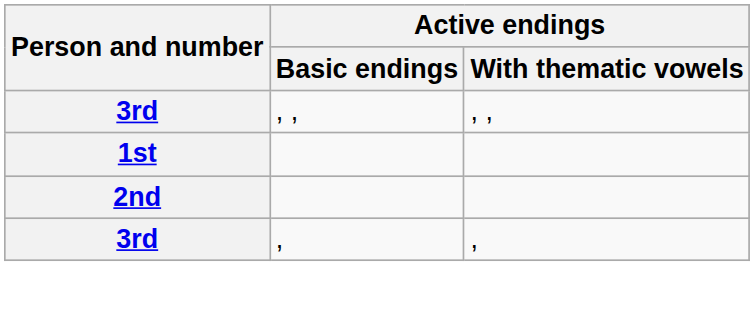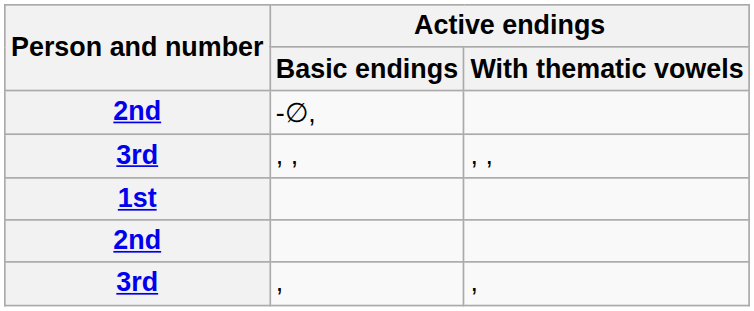+ row: (137, 111)
